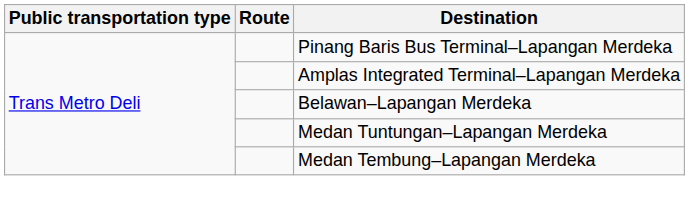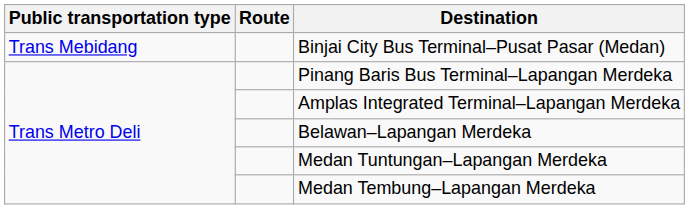+ row: (482, 47)
